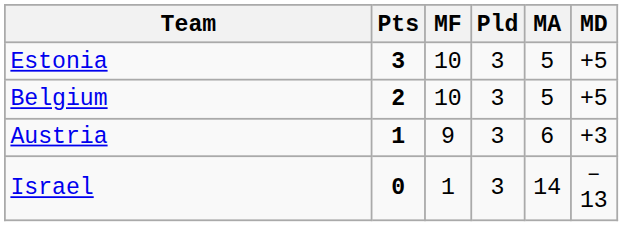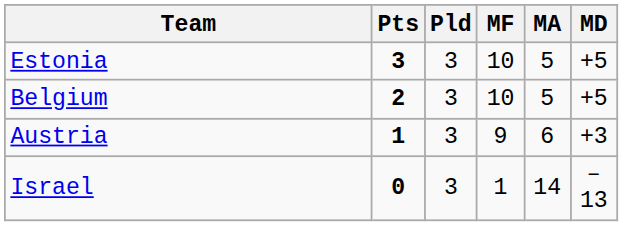columns swapped: (498, 24) <-> (448, 24)
